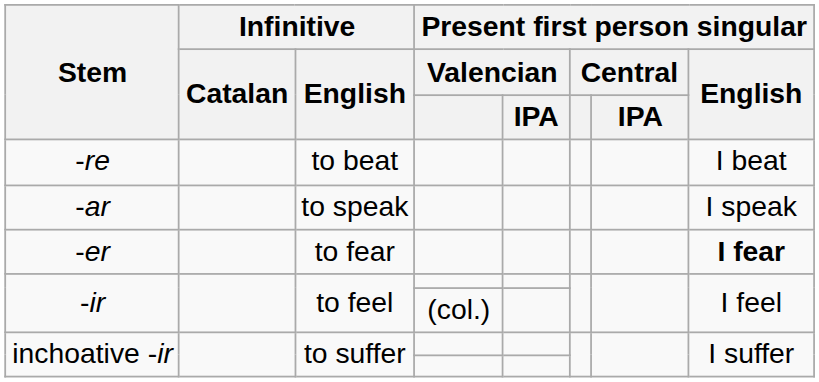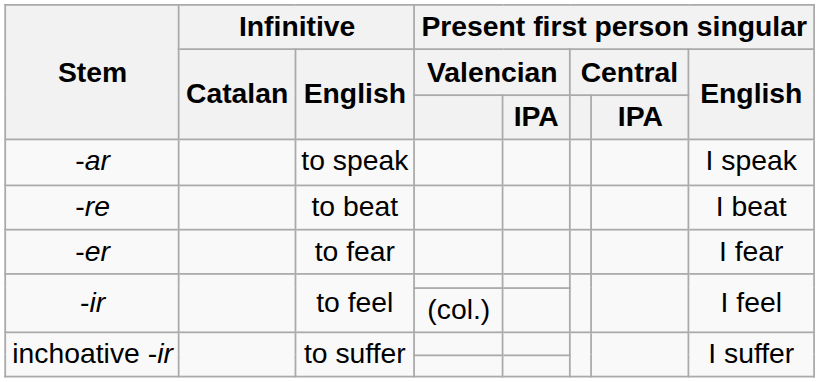rows swapped: (93, 206) <-> (93, 161)
(751, 251) bold -> (751, 251) normal
